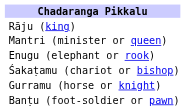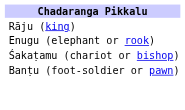- row: (88, 41)
- row: (85, 85)
